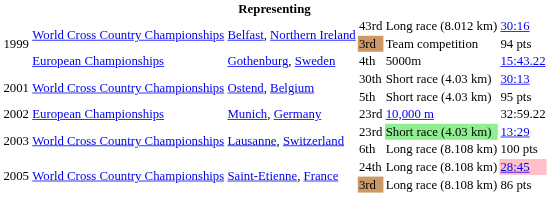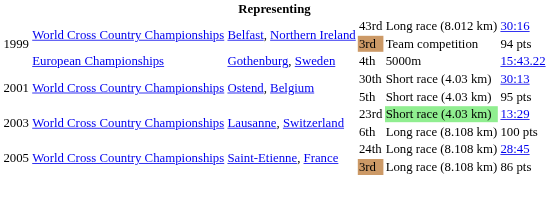- row: (274, 114)
(515, 167) pink background -> (515, 149) no background
